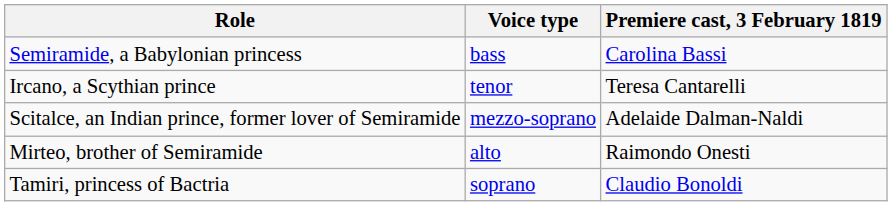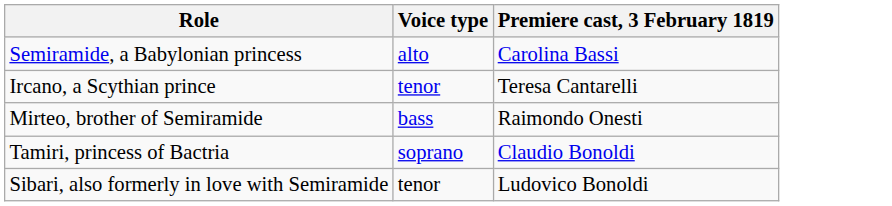(488, 53) bass -> (413, 53) alto
- row: (235, 119)
(485, 151) alto -> (416, 119) bass
+ row: (199, 184)
